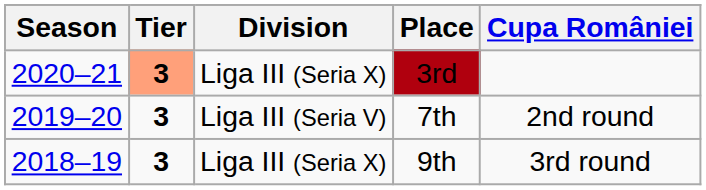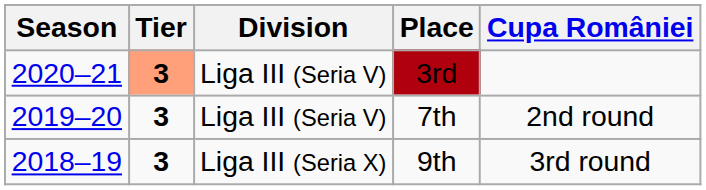(293, 73) Liga III (Seria X) -> (293, 73) Liga III (Seria V)
